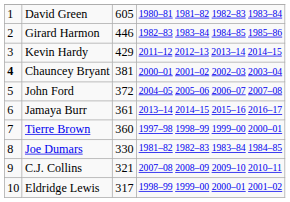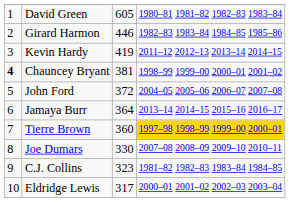(124, 52) 429 -> (124, 52) 419
(210, 71) 2000–01 2001–02 2002–03 2003–04 -> (210, 71) 1998–99 1999–00 2000–01 2001–02
(124, 110) 361 -> (124, 110) 364
(210, 129) no background -> (210, 129) gold background
(210, 149) 1981–82 1982–83 1983–84 1984–85 -> (210, 149) 2007–08 2008–09 2009–10 2010–11
(124, 168) 321 -> (124, 168) 323
(210, 168) 2007–08 2008–09 2009–10 2010–11 -> (210, 168) 1981–82 1982–83 1983–84 1984–85
(210, 187) 1998–99 1999–00 2000–01 2001–02 -> (210, 187) 2000–01 2001–02 2002–03 2003–04
